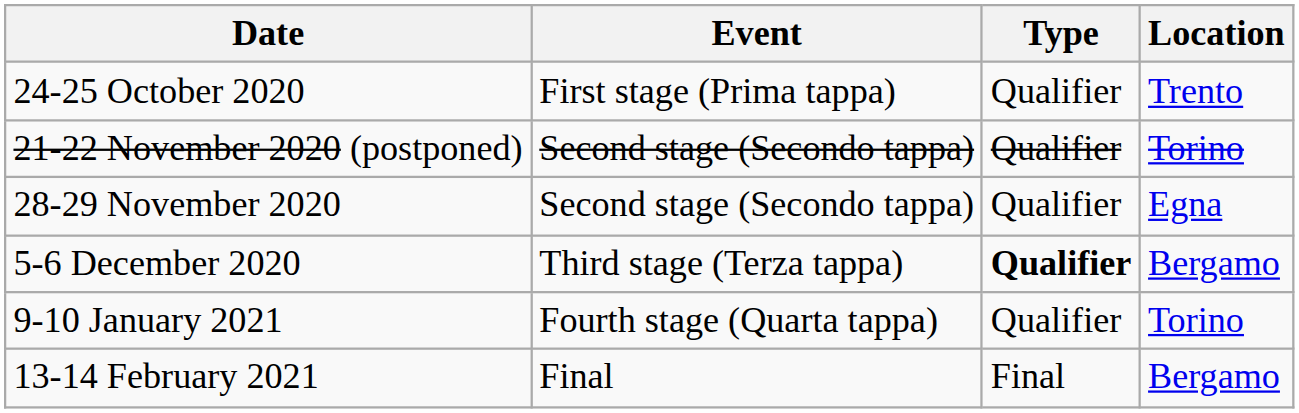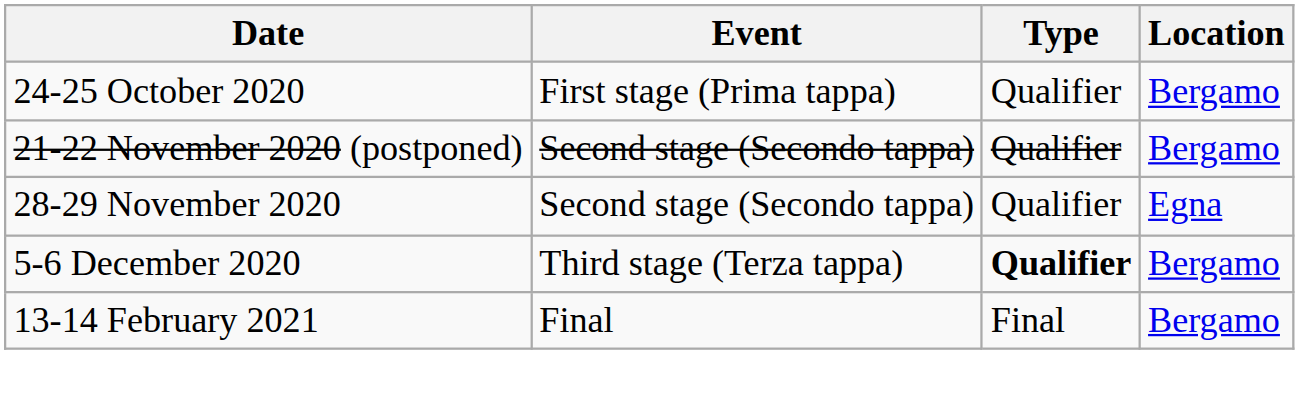(1196, 90) Trento -> (1214, 90) Bergamo
(1196, 147) Torino -> (1214, 147) Bergamo
- row: (148, 319)
